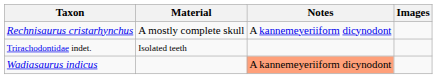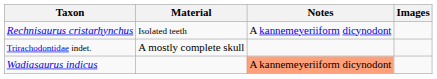(191, 30) A mostly complete skull -> (163, 31) Isolated teeth
(163, 48) Isolated teeth -> (191, 47) A mostly complete skull
